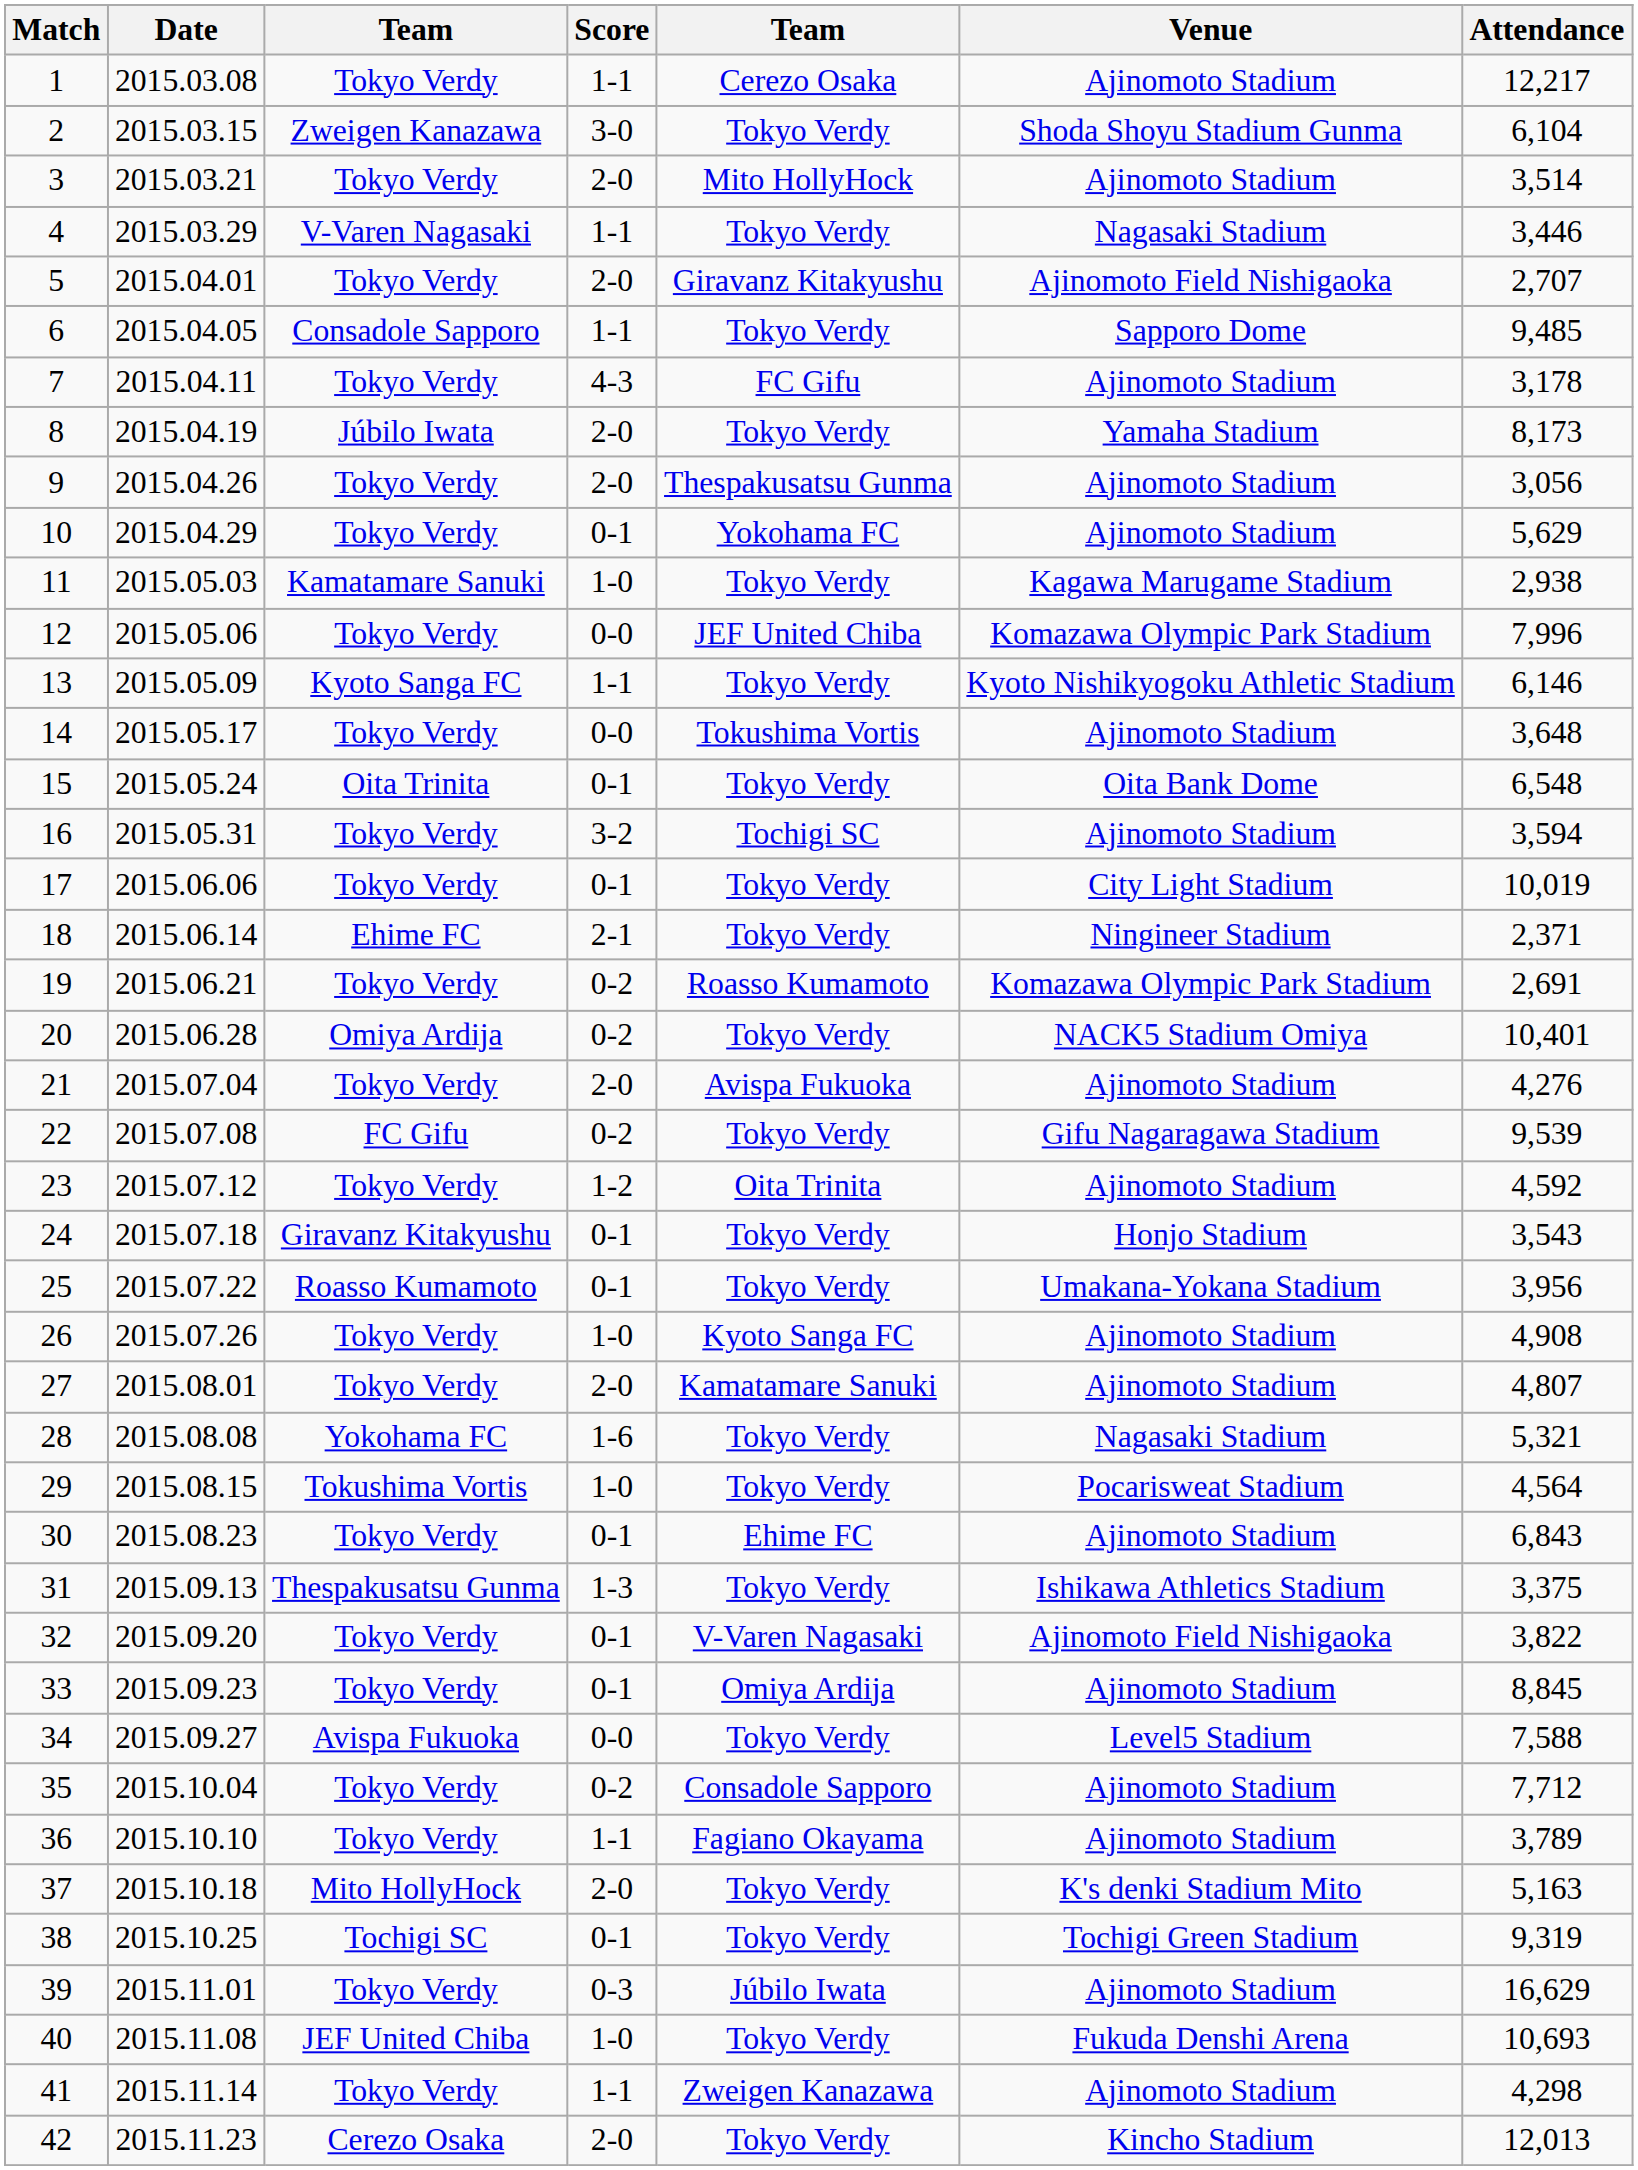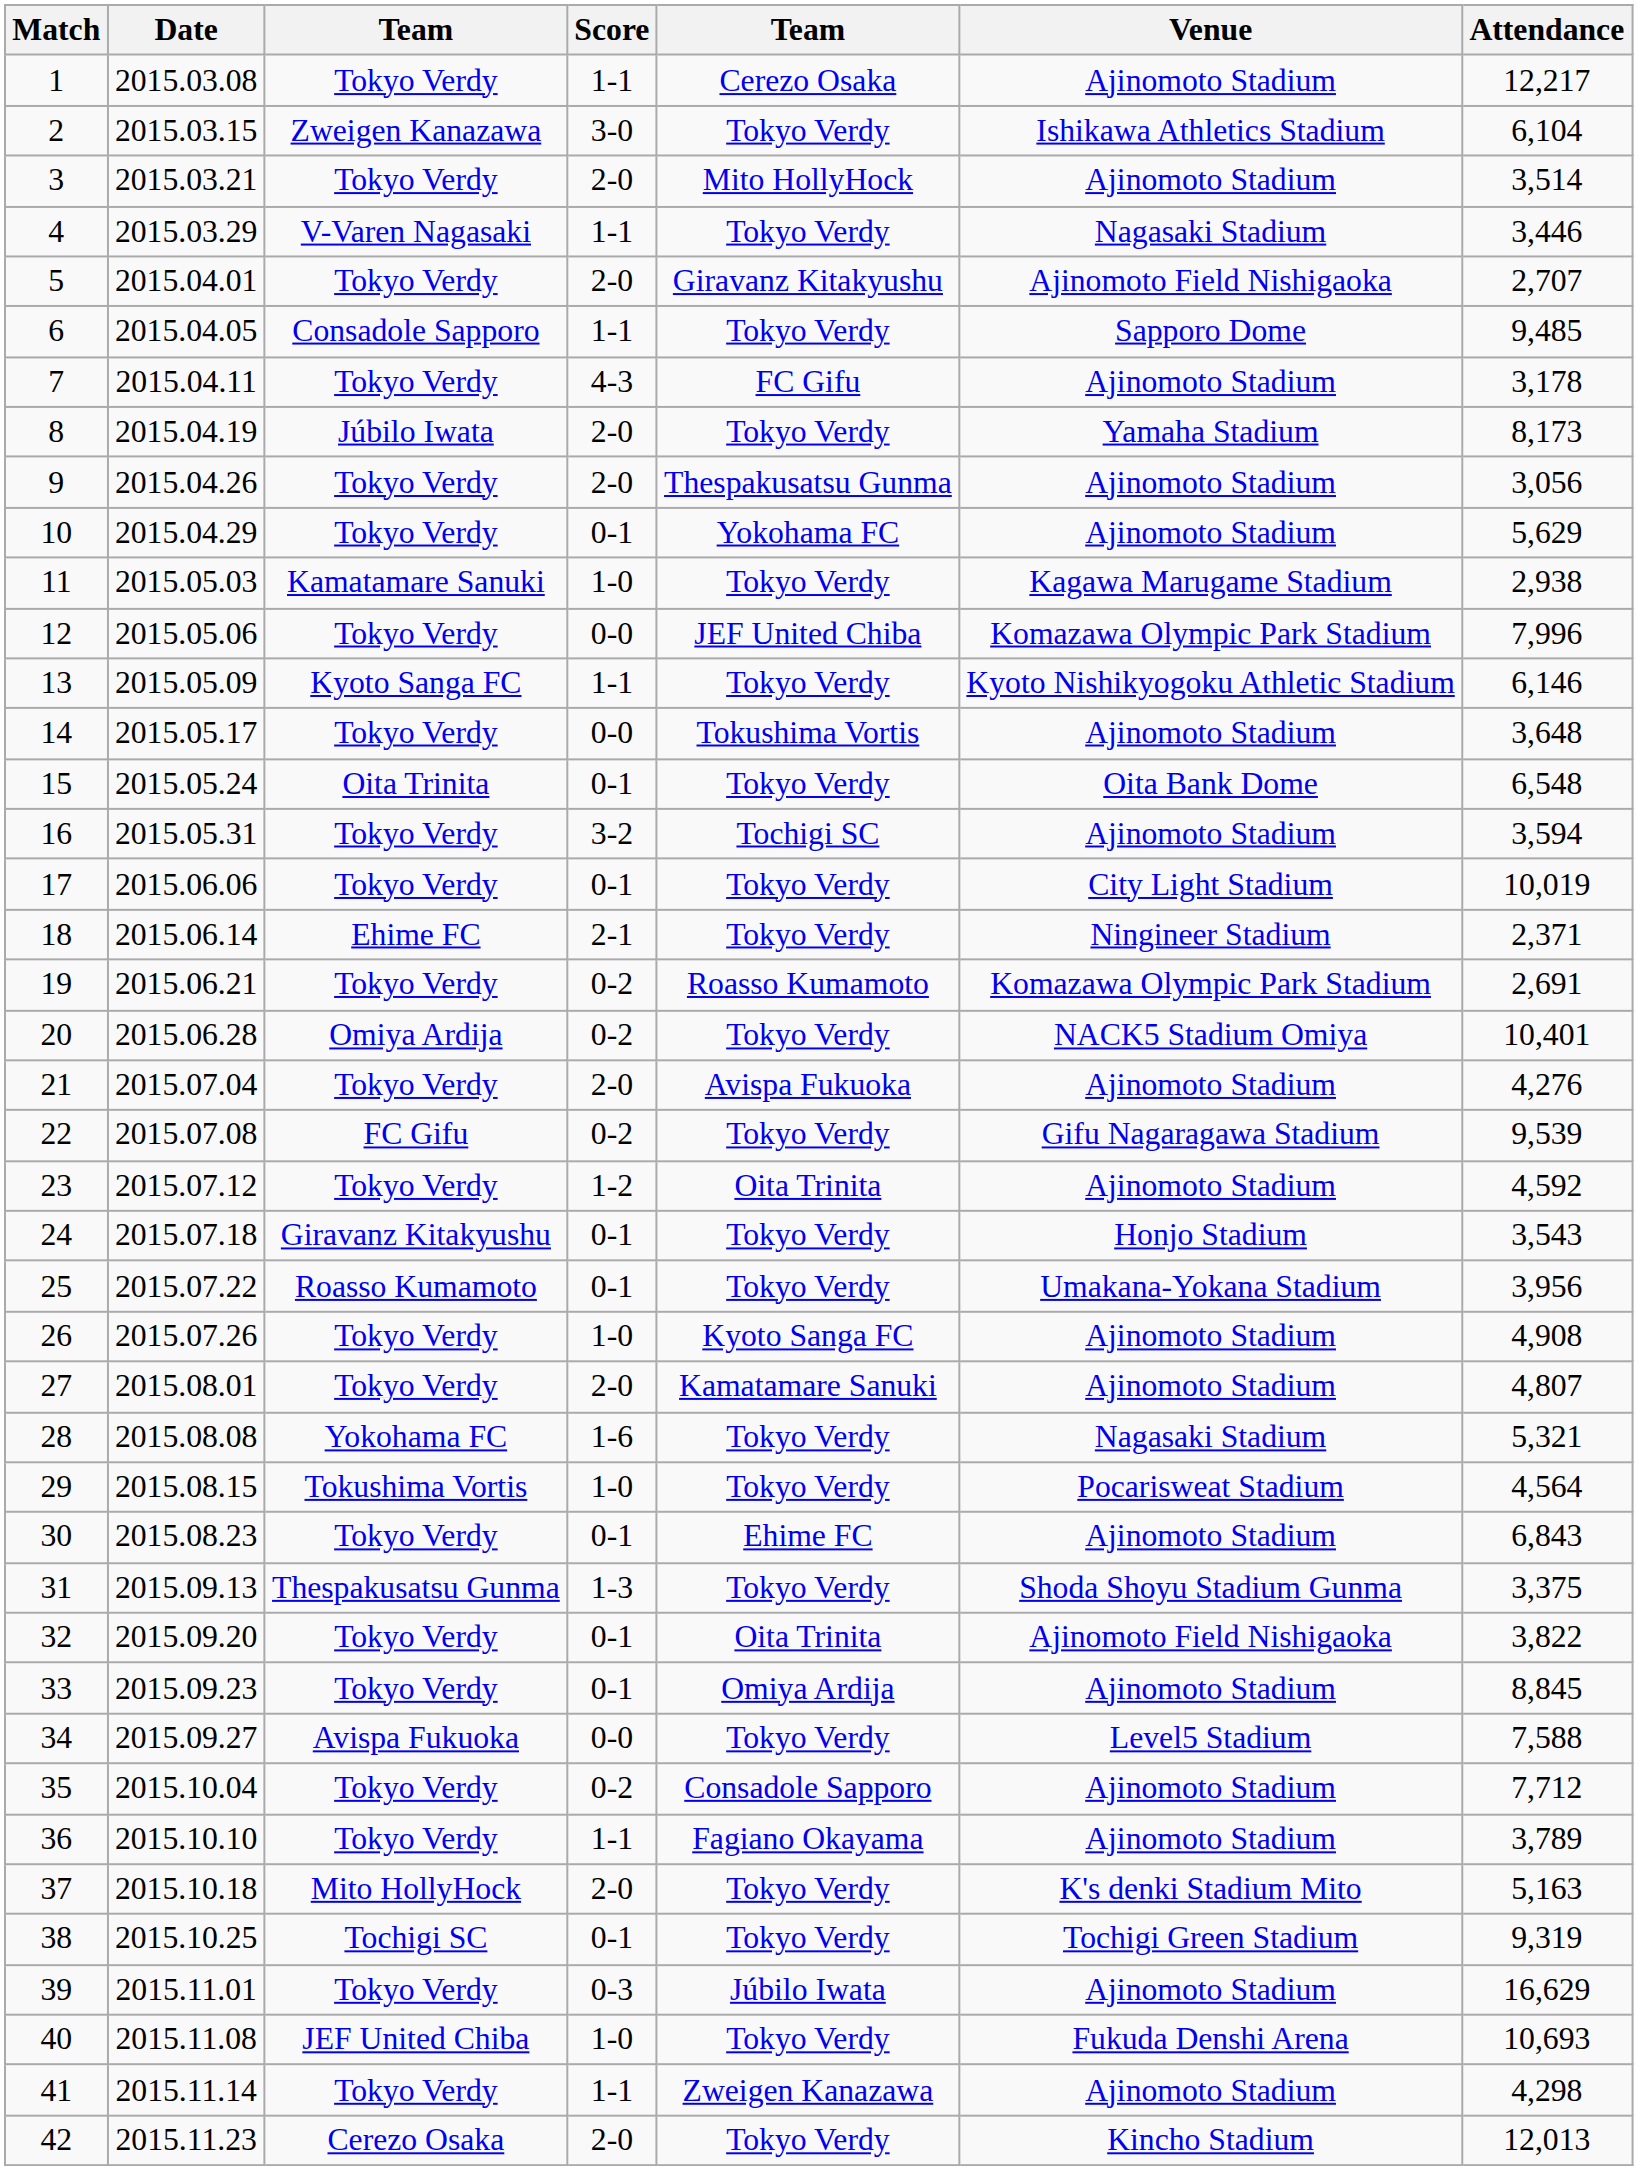(1211, 130) Shoda Shoyu Stadium Gunma -> (1211, 130) Ishikawa Athletics Stadium
(1211, 1587) Ishikawa Athletics Stadium -> (1211, 1587) Shoda Shoyu Stadium Gunma
(808, 1637) V-Varen Nagasaki -> (808, 1637) Oita Trinita
